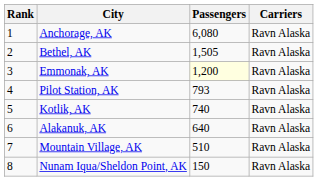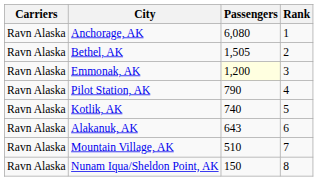columns swapped: (21, 14) <-> (281, 14)
(201, 90) 793 -> (233, 90) 790
(201, 128) 640 -> (233, 128) 643
